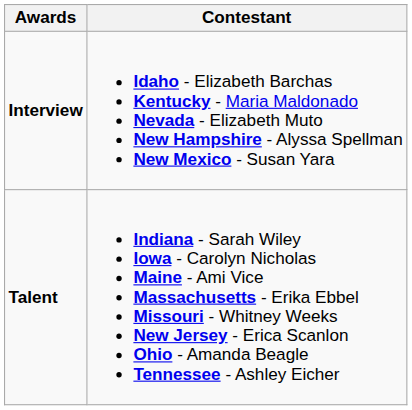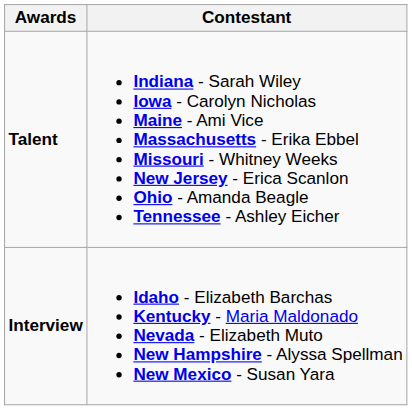rows swapped: (46, 110) <-> (33, 297)
